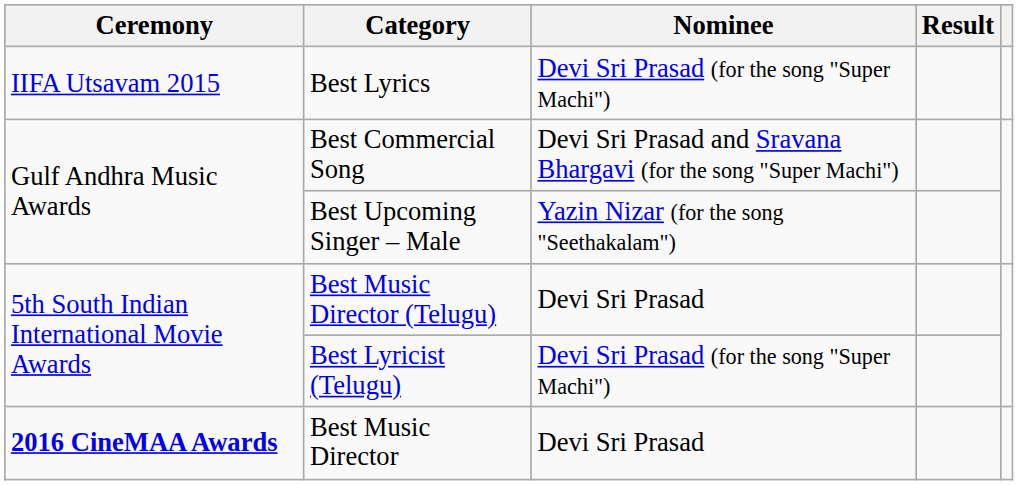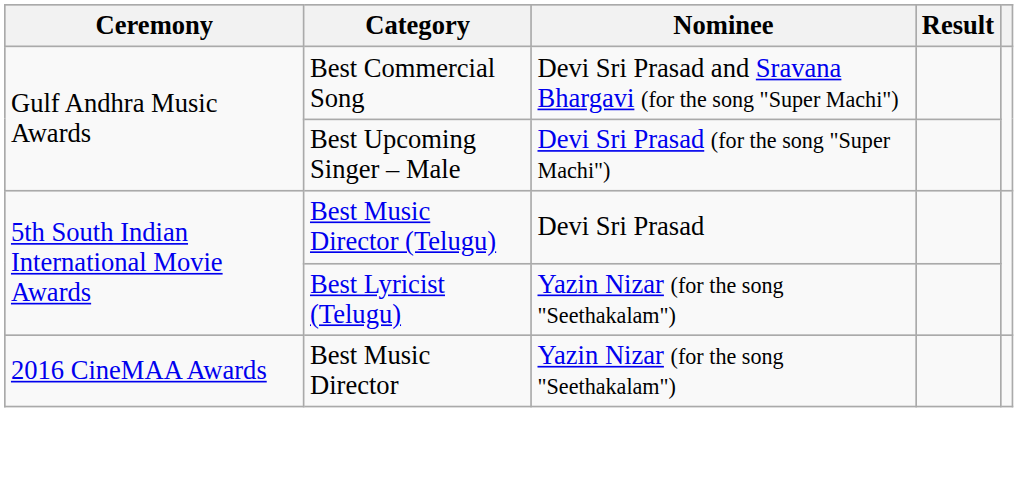- row: (370, 82)
(661, 226) Yazin Nizar (for the song "Seethakalam") -> (714, 154) Devi Sri Prasad (for the song "Super Machi")
(714, 370) Devi Sri Prasad (for the song "Super Machi") -> (661, 298) Yazin Nizar (for the song "Seethakalam")
(144, 442) bold -> (139, 370) normal
(621, 442) Devi Sri Prasad -> (661, 370) Yazin Nizar (for the song "Seethakalam")
